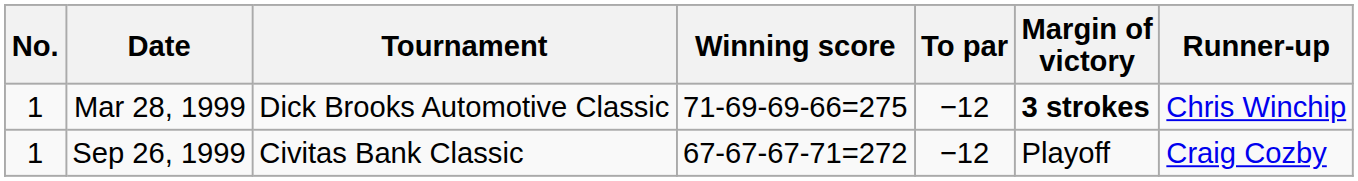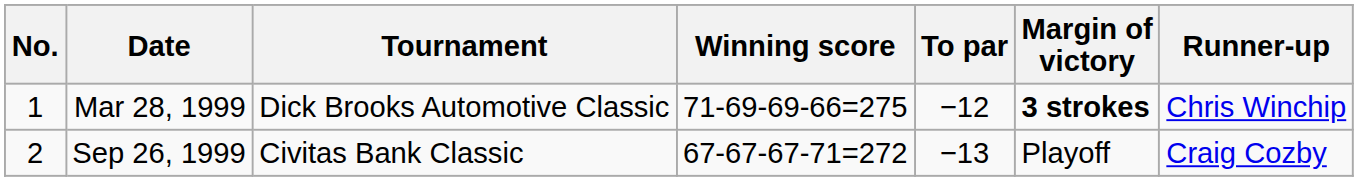(35, 153) 1 -> (35, 153) 2
(965, 153) −12 -> (965, 153) −13
